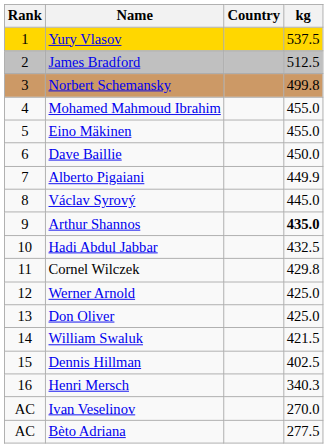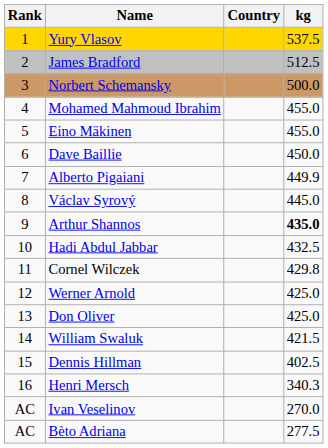(303, 85) 499.8 -> (303, 85) 500.0
